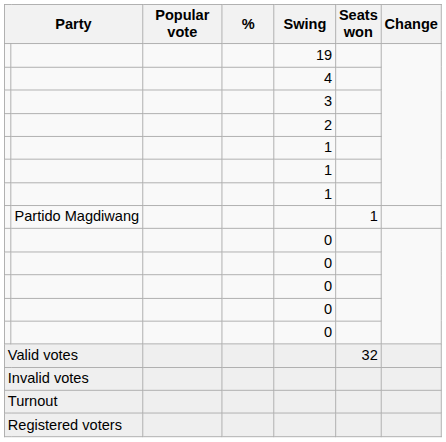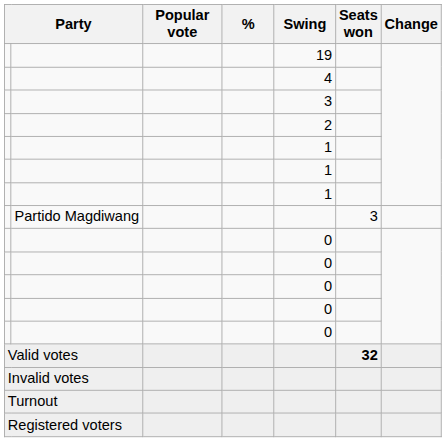(374, 217) 1 -> (374, 217) 3
(370, 355) normal -> (370, 355) bold
